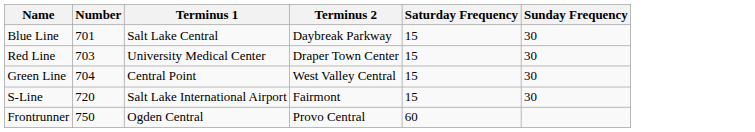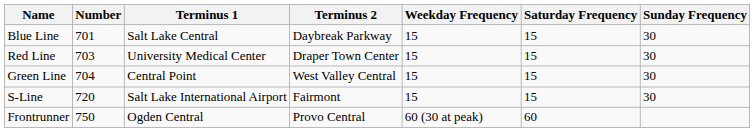+ column: (461, 14)
